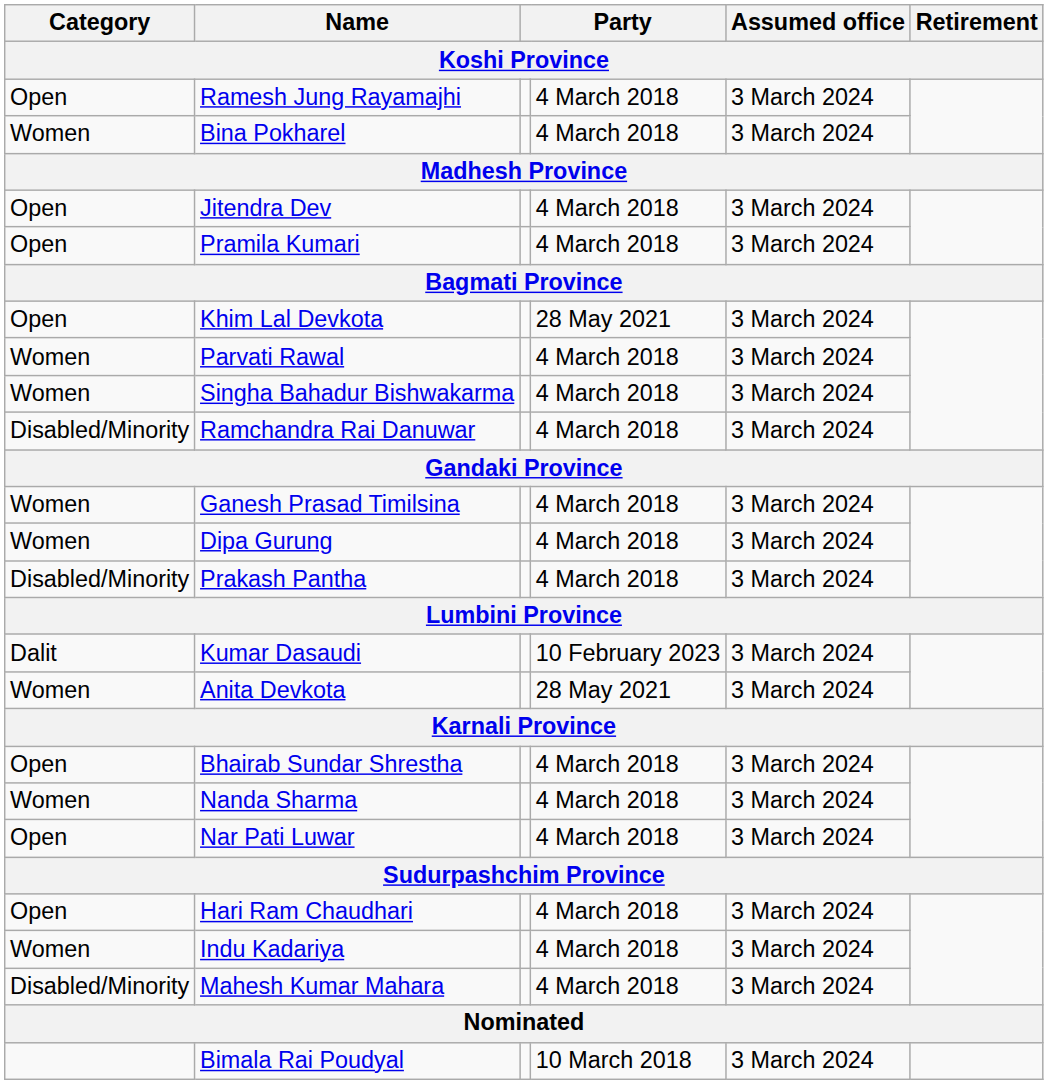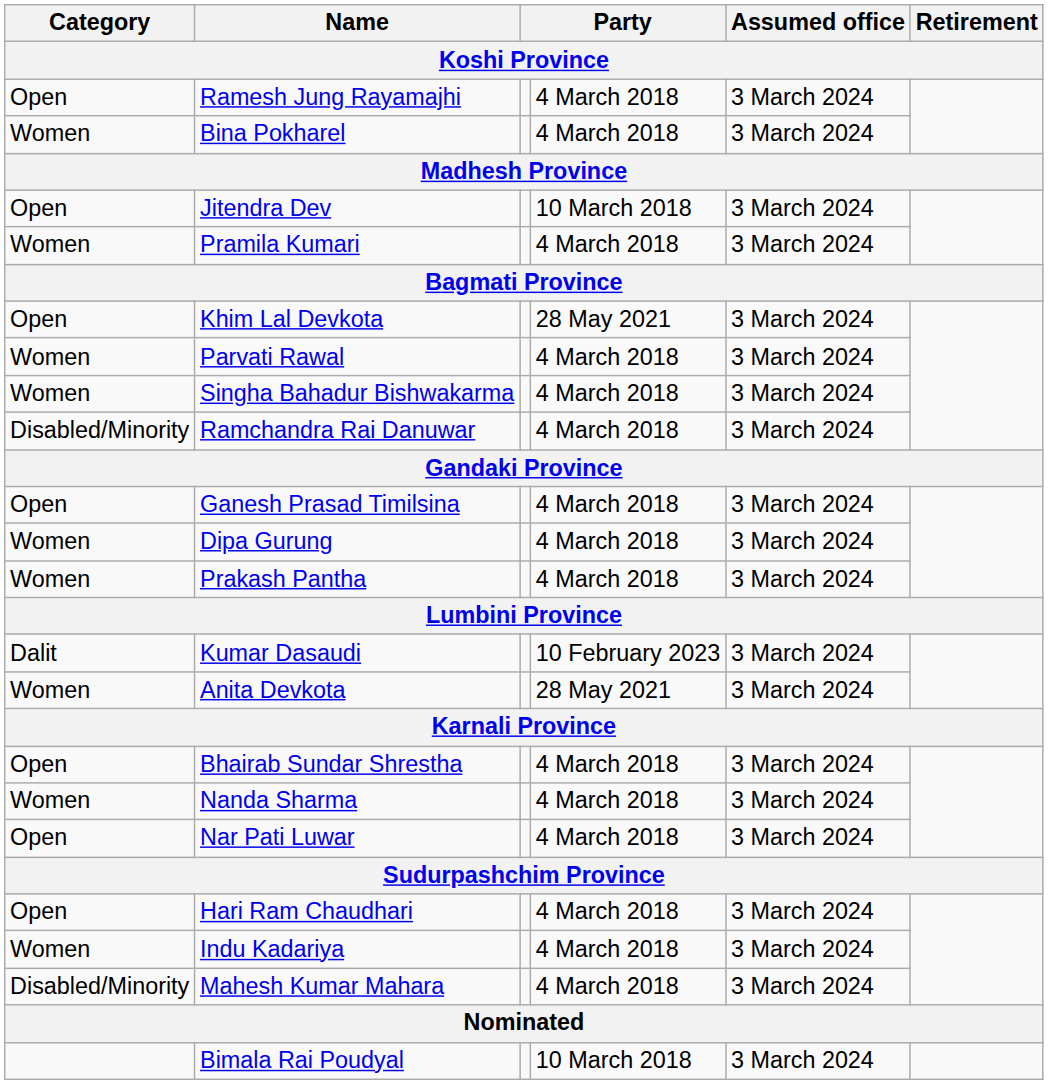(607, 208) 4 March 2018 -> (614, 208) 10 March 2018
(39, 245) Open -> (50, 245) Women
(50, 504) Women -> (39, 504) Open
(100, 578) Disabled/Minority -> (50, 578) Women
